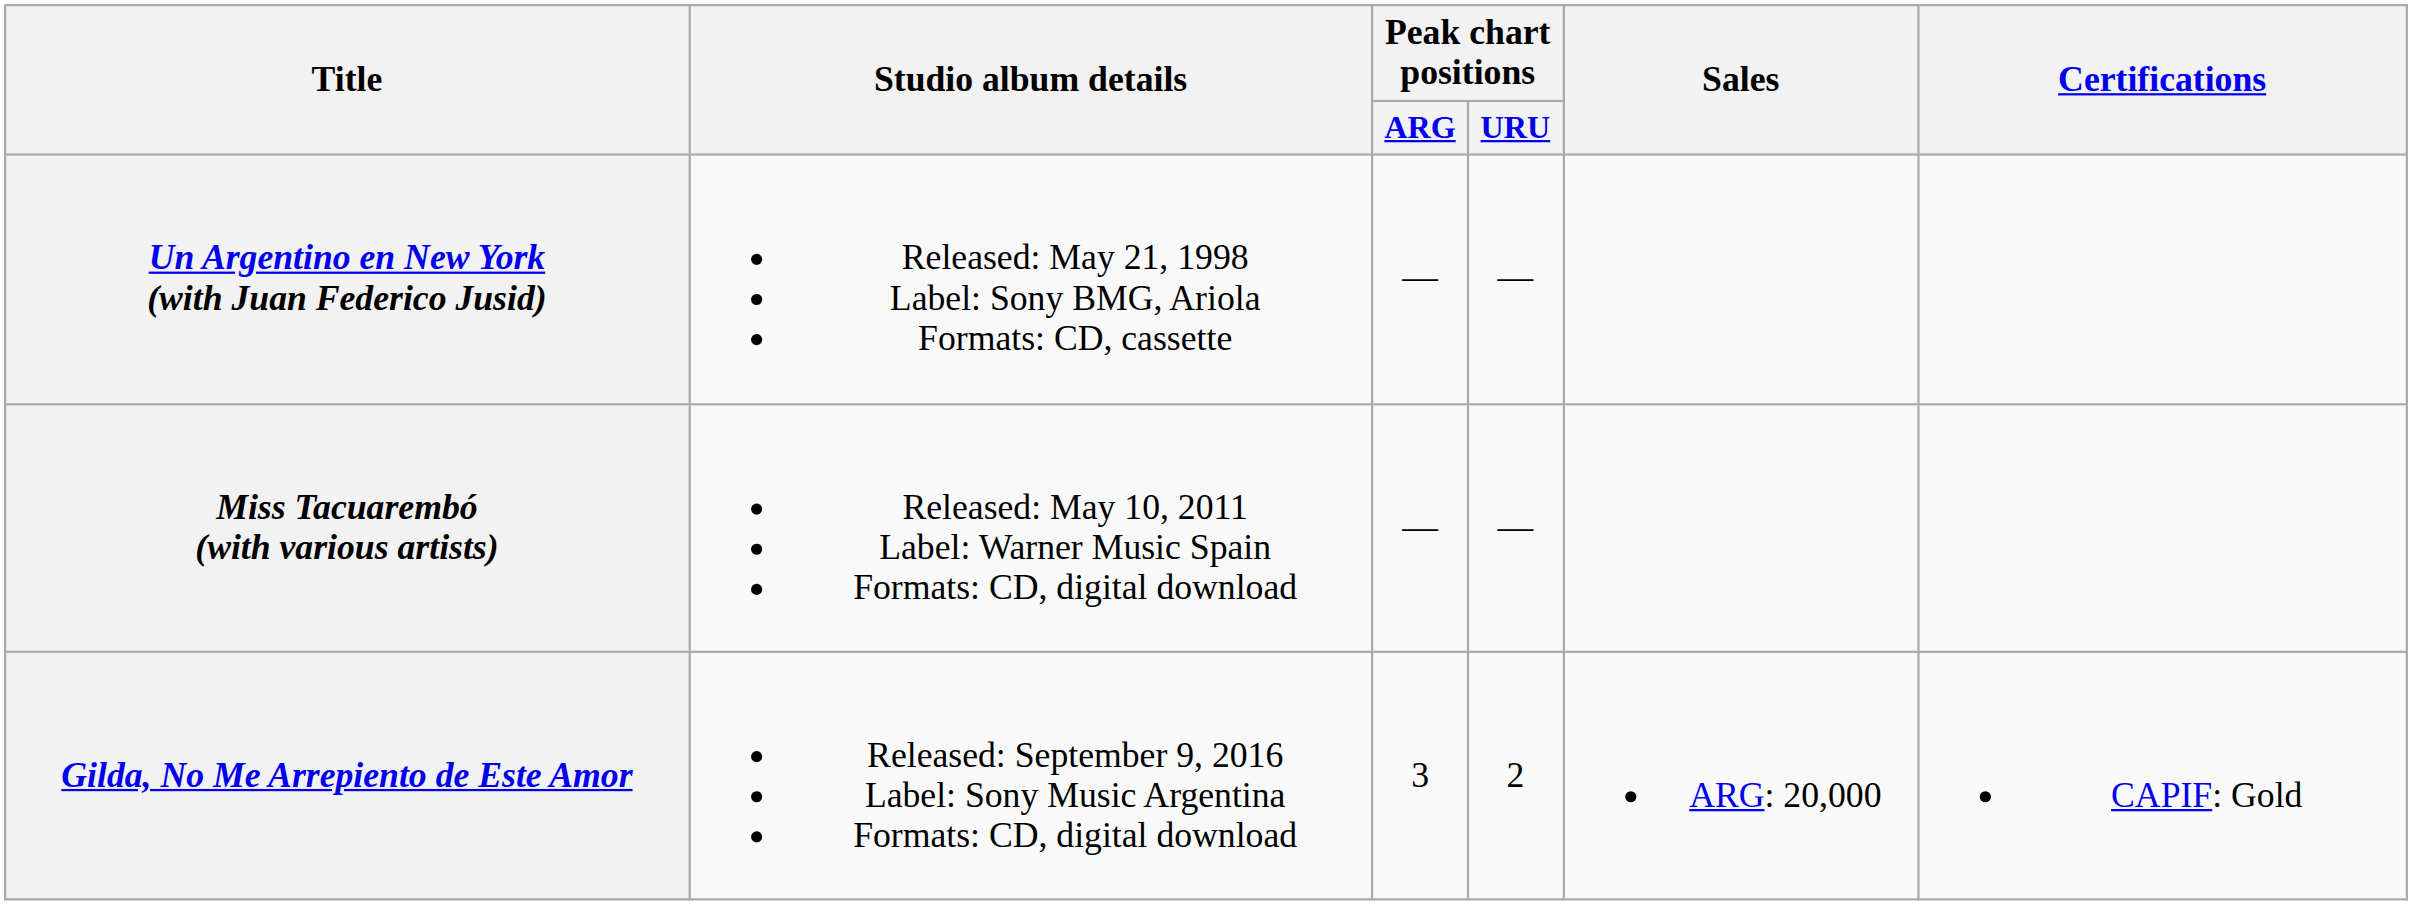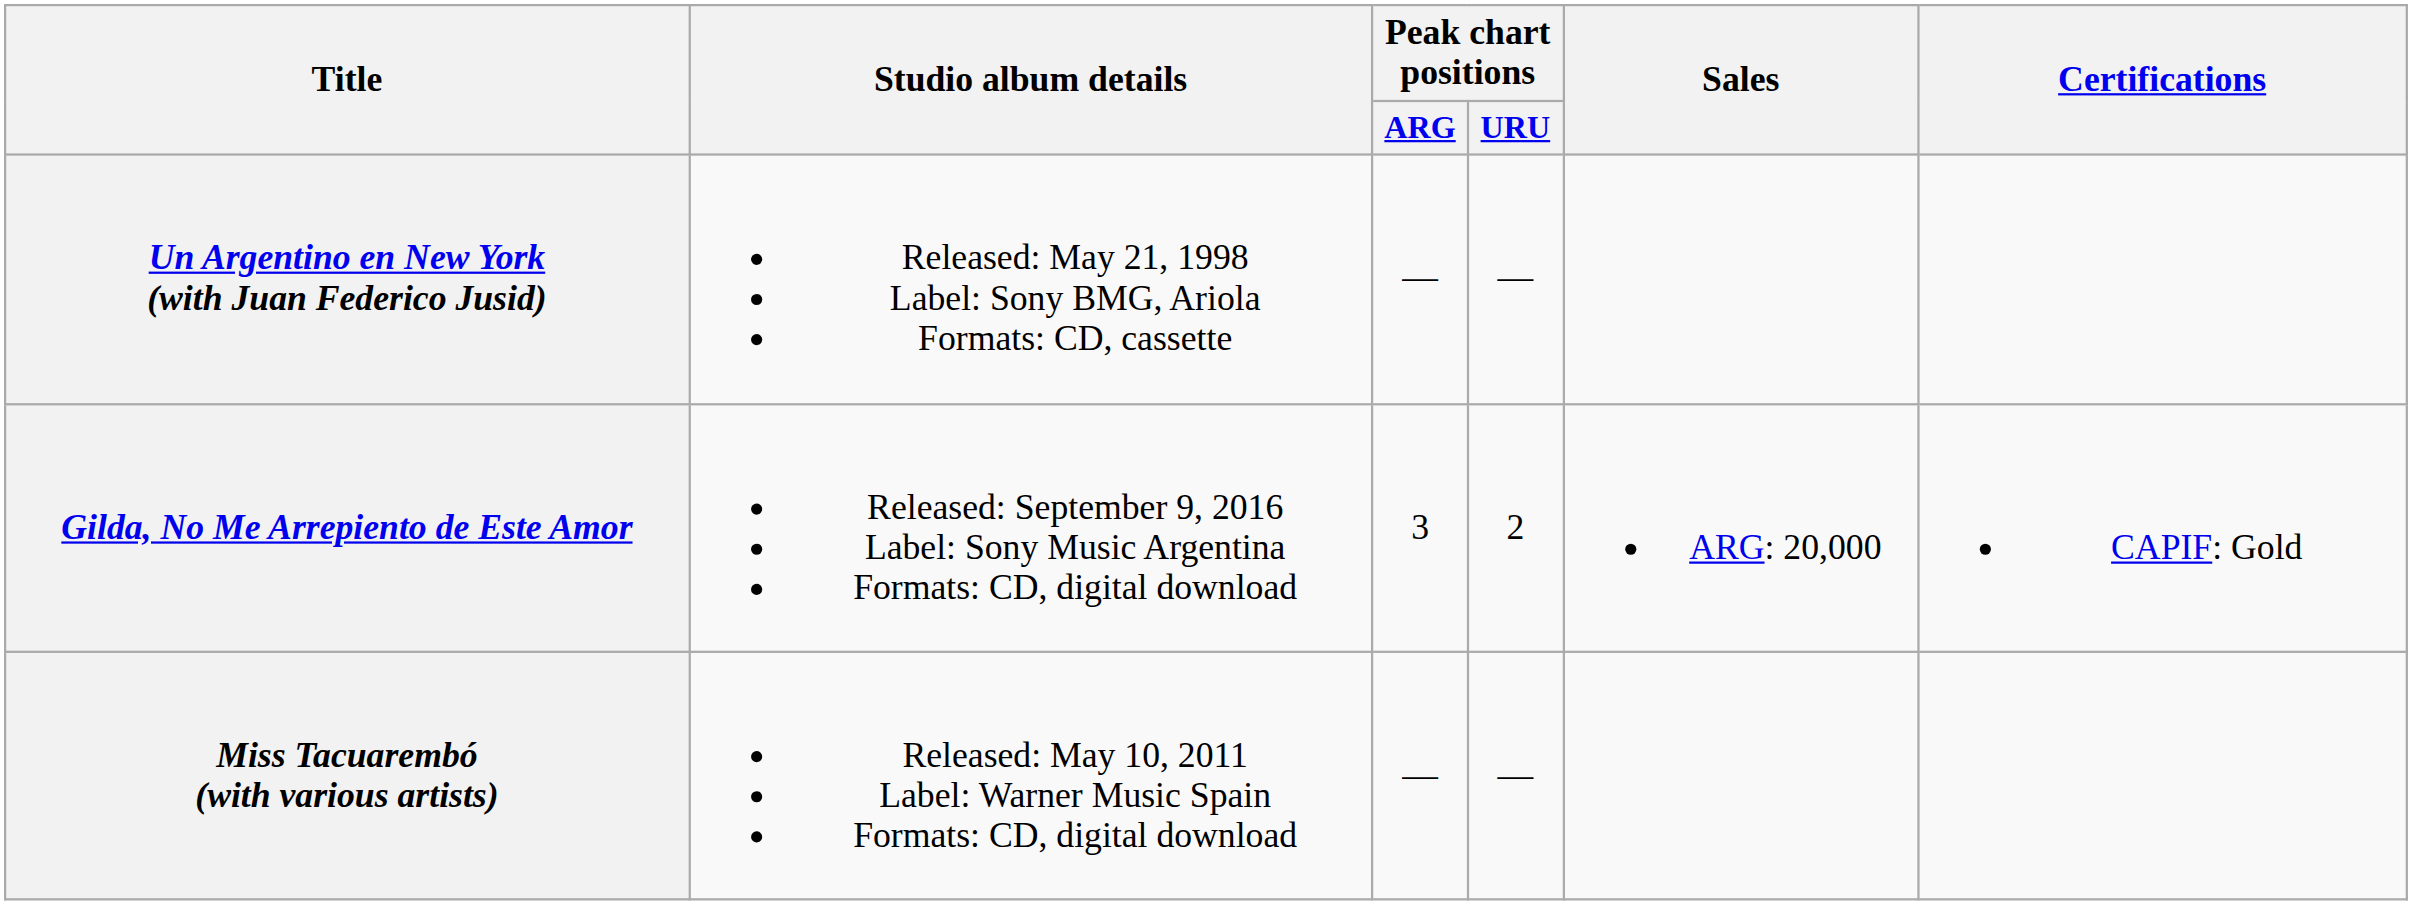rows swapped: (347, 526) <-> (347, 775)
